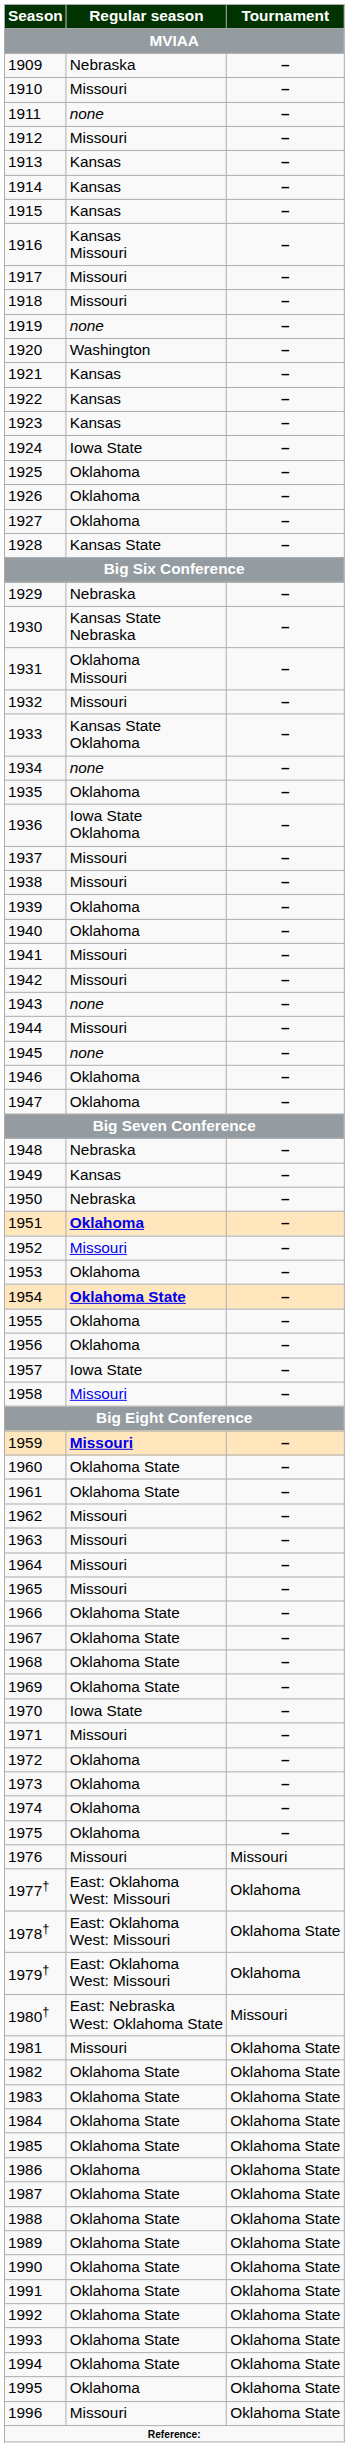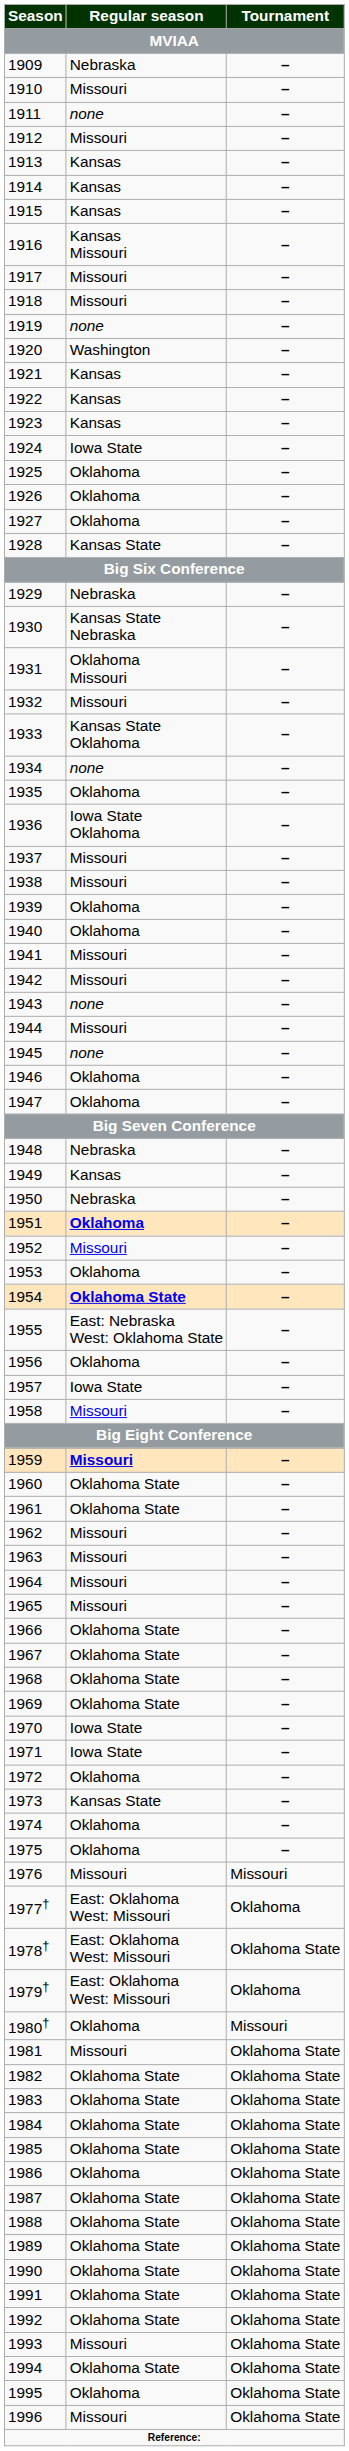(105, 1321) Oklahoma -> (146, 1329) East: Nebraska West: Oklahoma State
(98, 1735) Missouri -> (106, 1752) Iowa State
(105, 1783) Oklahoma -> (115, 1801) Kansas State
(146, 2014) East: Nebraska West: Oklahoma State -> (105, 2025) Oklahoma
(125, 2340) Oklahoma State -> (98, 2344) Missouri
